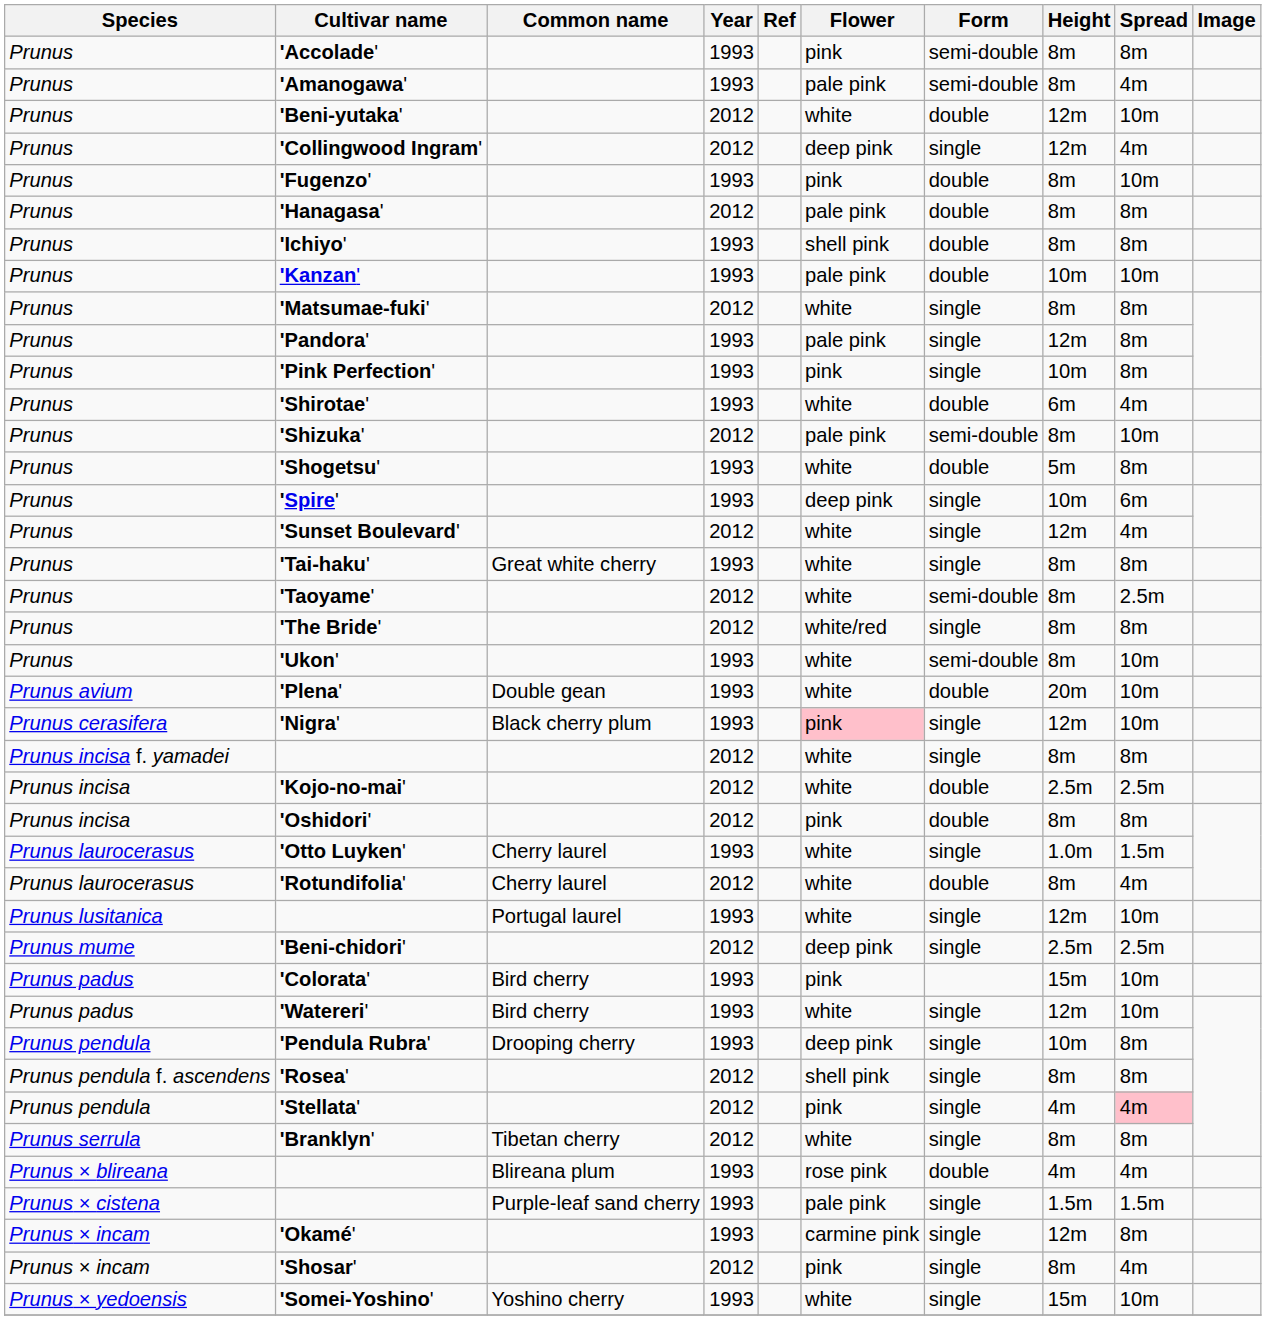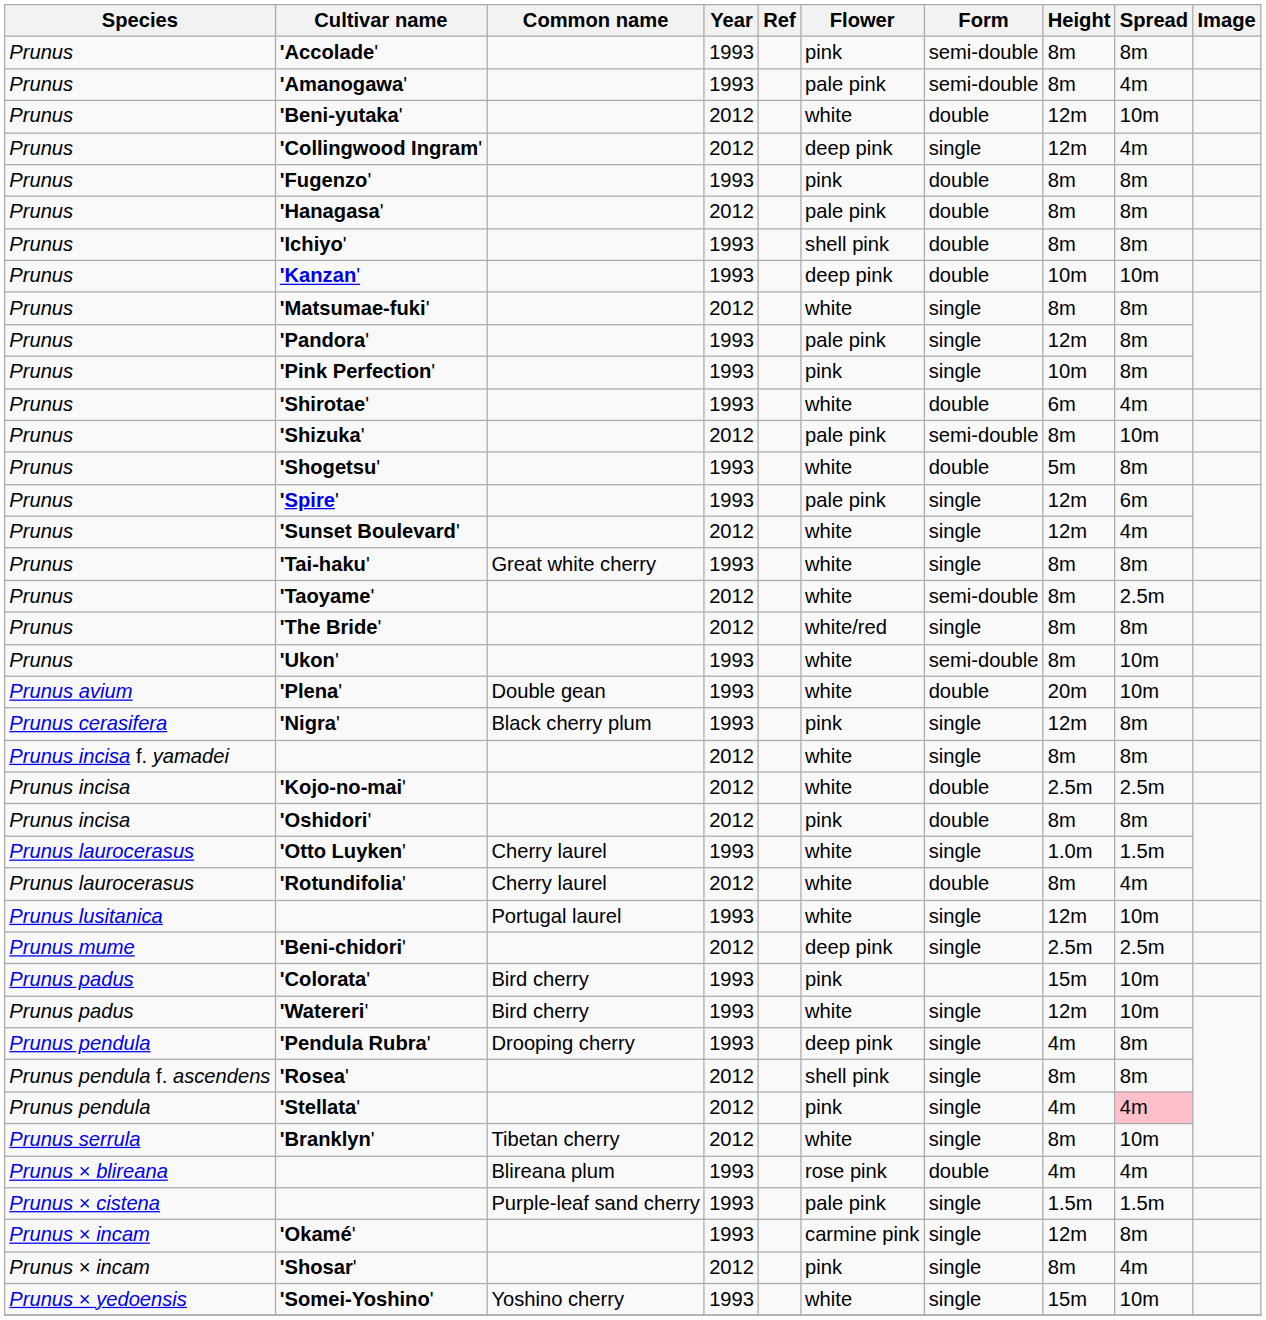(1139, 180) 10m -> (1134, 180) 8m
(845, 276) pale pink -> (849, 276) deep pink
(849, 500) deep pink -> (845, 500) pale pink
(1067, 500) 10m -> (1067, 500) 12m
(824, 723) pink background -> (824, 723) no background
(1139, 723) 10m -> (1134, 723) 8m
(1067, 1043) 10m -> (1062, 1043) 4m
(1134, 1139) 8m -> (1139, 1139) 10m
